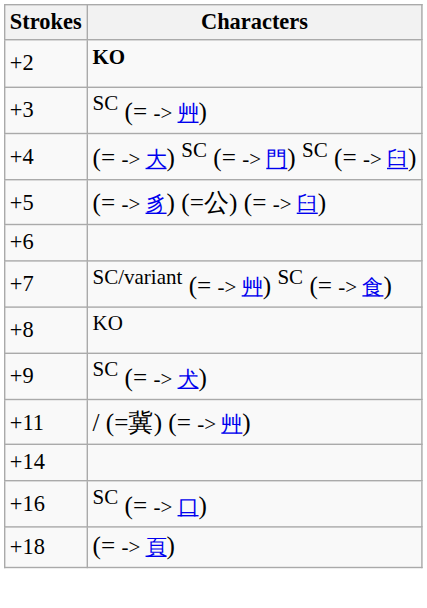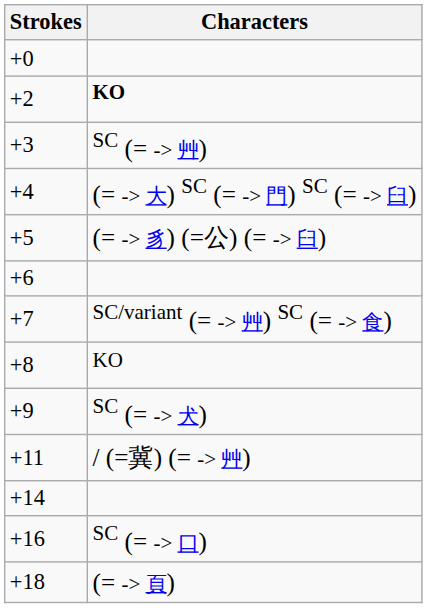+ row: (22, 57)
